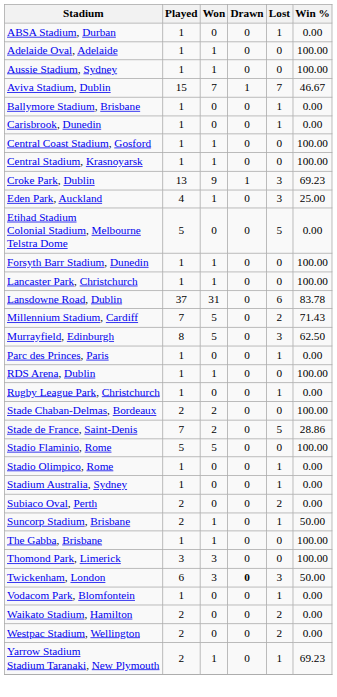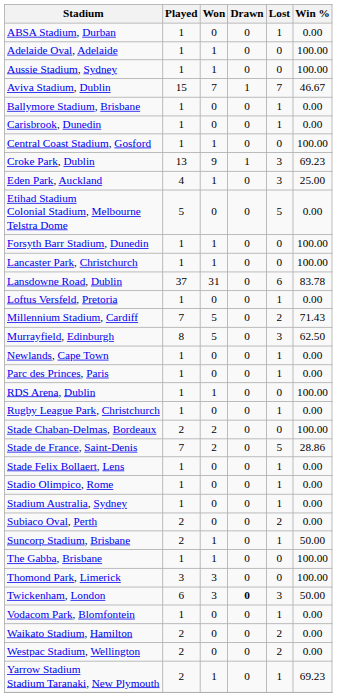- row: (75, 162)
+ row: (62, 300)
+ row: (58, 355)
+ row: (66, 466)
- row: (59, 448)
